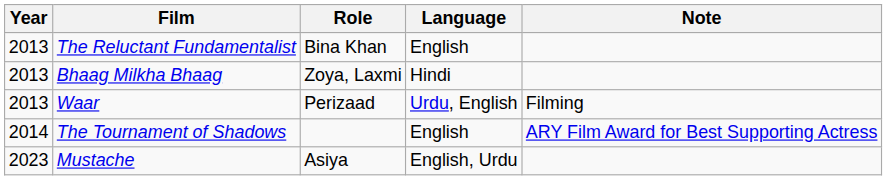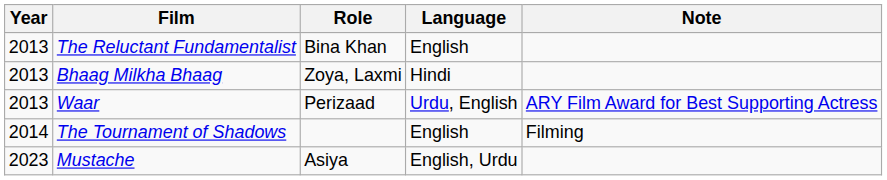(555, 103) Filming -> (702, 103) ARY Film Award for Best Supporting Actress
(702, 132) ARY Film Award for Best Supporting Actress -> (555, 132) Filming
